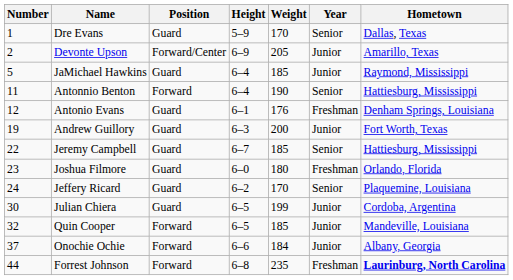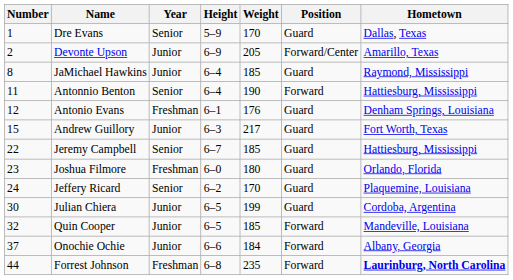columns swapped: (189, 14) <-> (335, 14)
(10, 72) 5 -> (10, 72) 8
(13, 130) 19 -> (13, 130) 15
(280, 130) 200 -> (252, 130) 217
